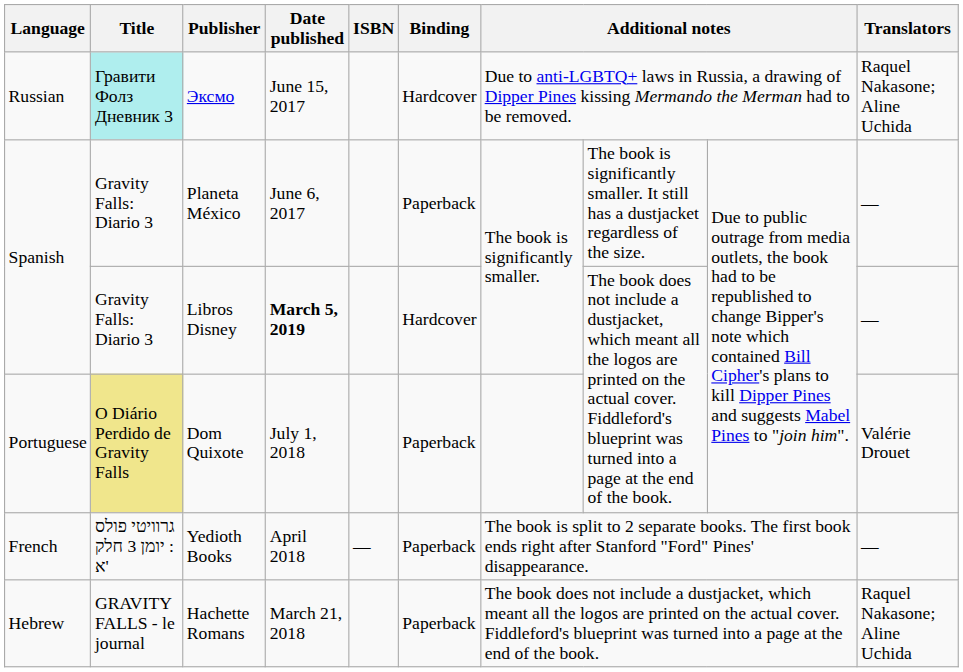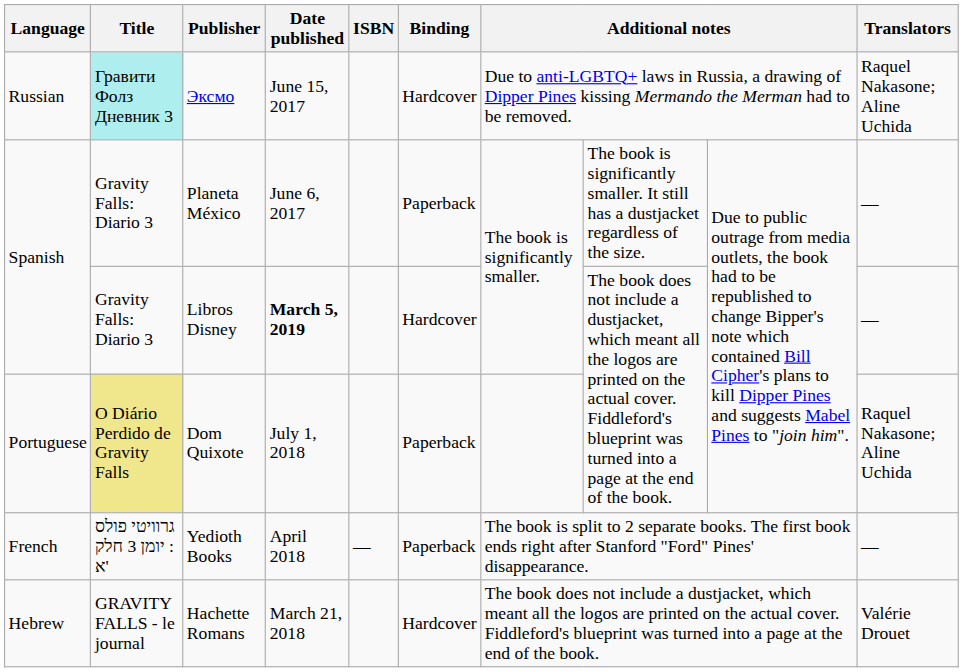(886, 442) Valérie Drouet -> (898, 442) Raquel Nakasone; Aline Uchida
(439, 623) Paperback -> (439, 623) Hardcover
(898, 623) Raquel Nakasone; Aline Uchida -> (886, 623) Valérie Drouet
